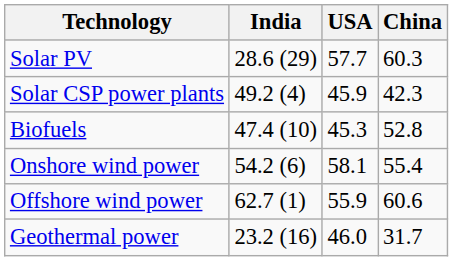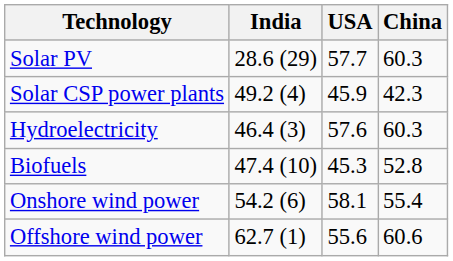+ row: (84, 129)
(347, 201) 55.9 -> (347, 237) 55.6
- row: (94, 237)
